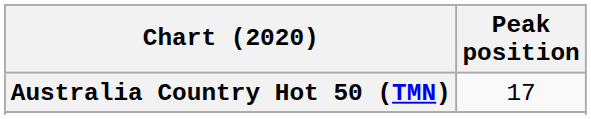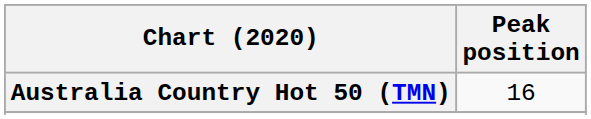(521, 93) 17 -> (521, 93) 16
